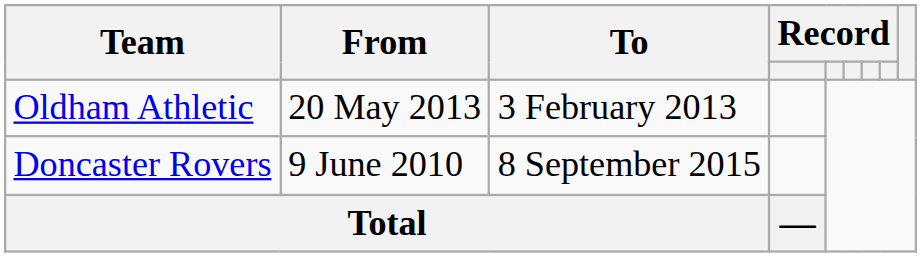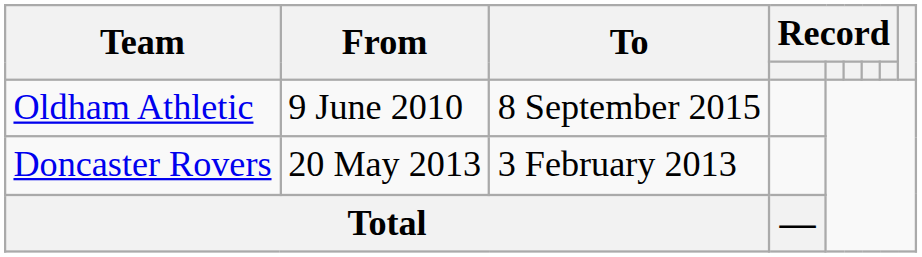(385, 107) 20 May 2013 -> (376, 107) 9 June 2010
(617, 107) 3 February 2013 -> (629, 107) 8 September 2015
(376, 164) 9 June 2010 -> (385, 164) 20 May 2013
(629, 164) 8 September 2015 -> (617, 164) 3 February 2013
